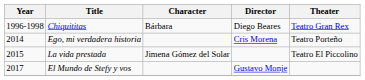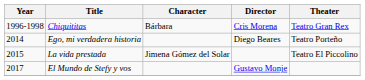(257, 26) Diego Beares -> (255, 26) Cris Morena
(255, 40) Cris Morena -> (257, 40) Diego Beares
